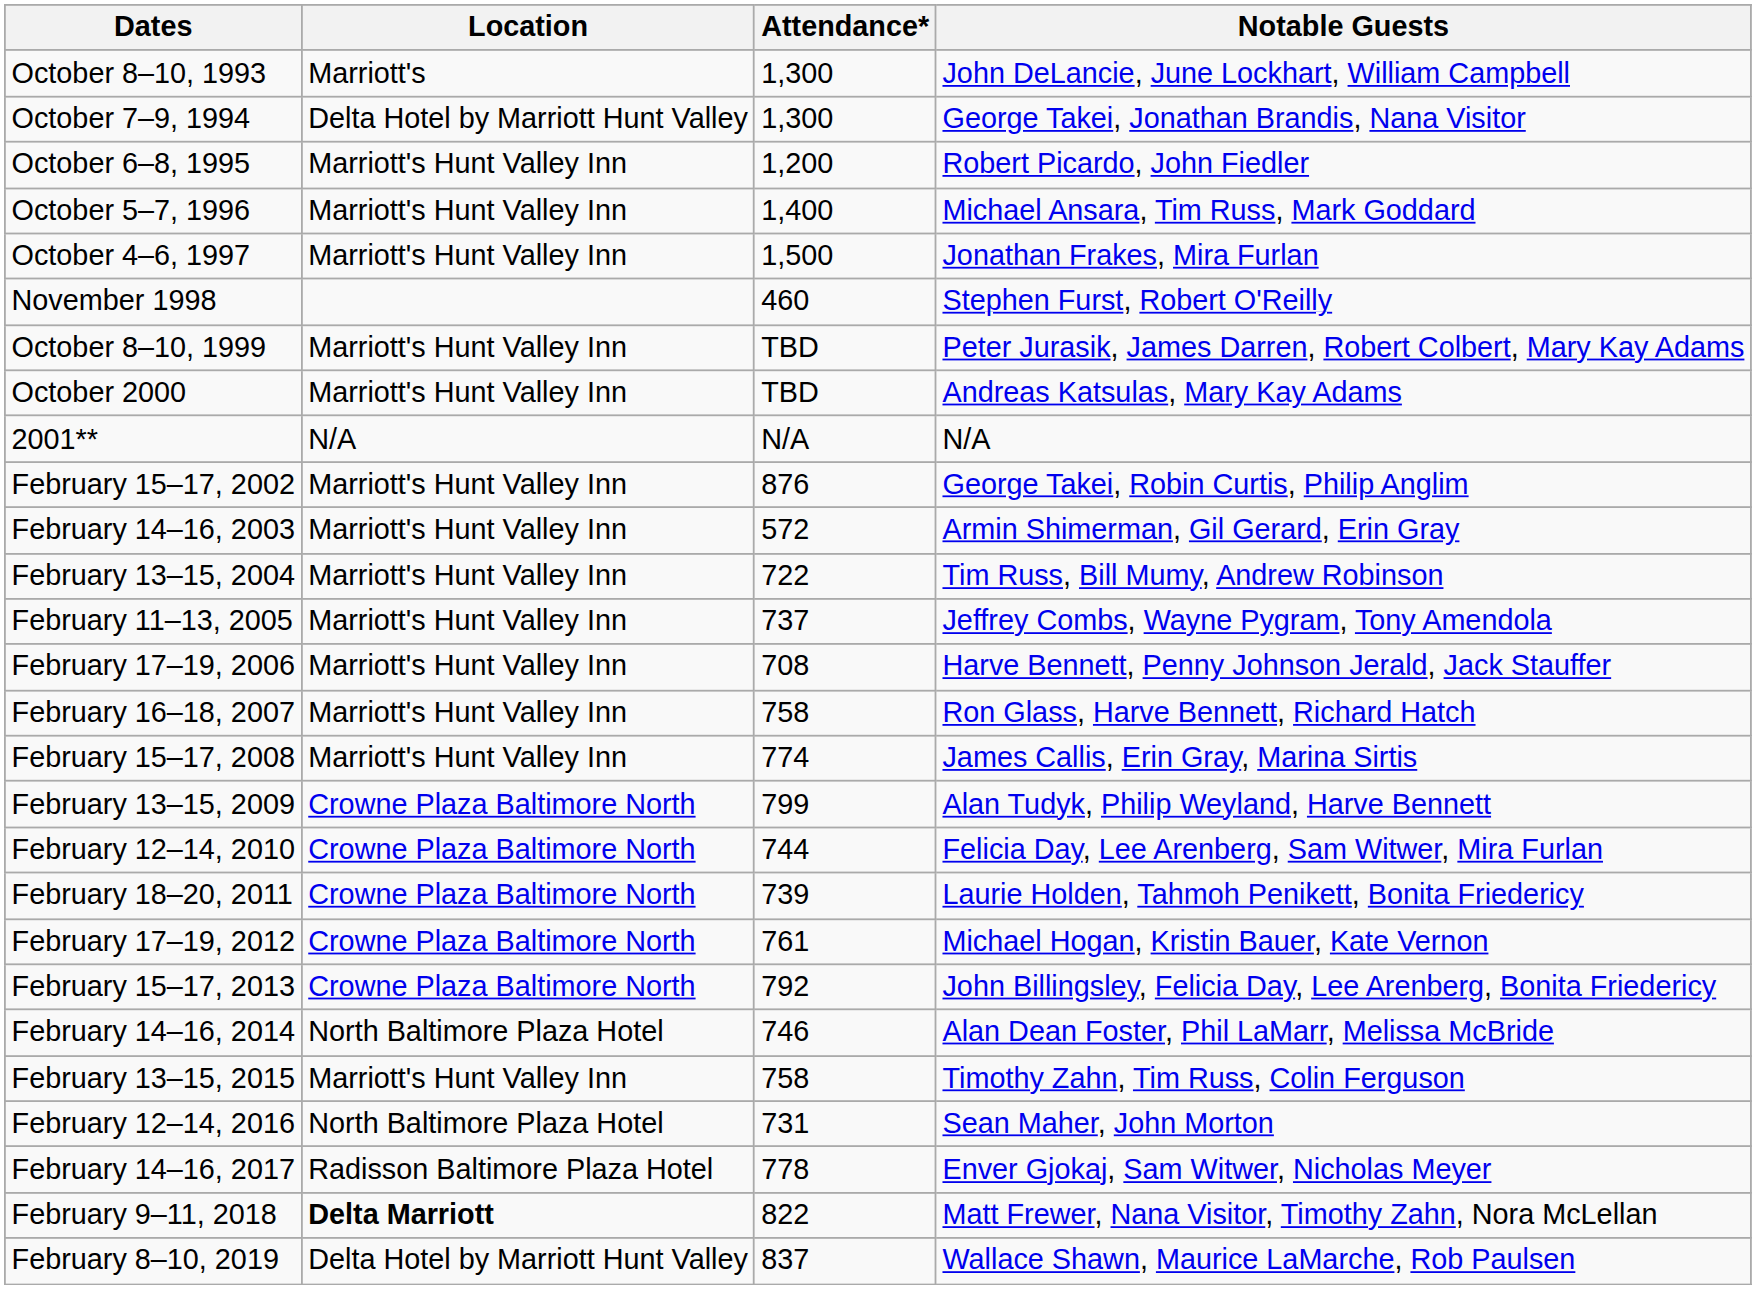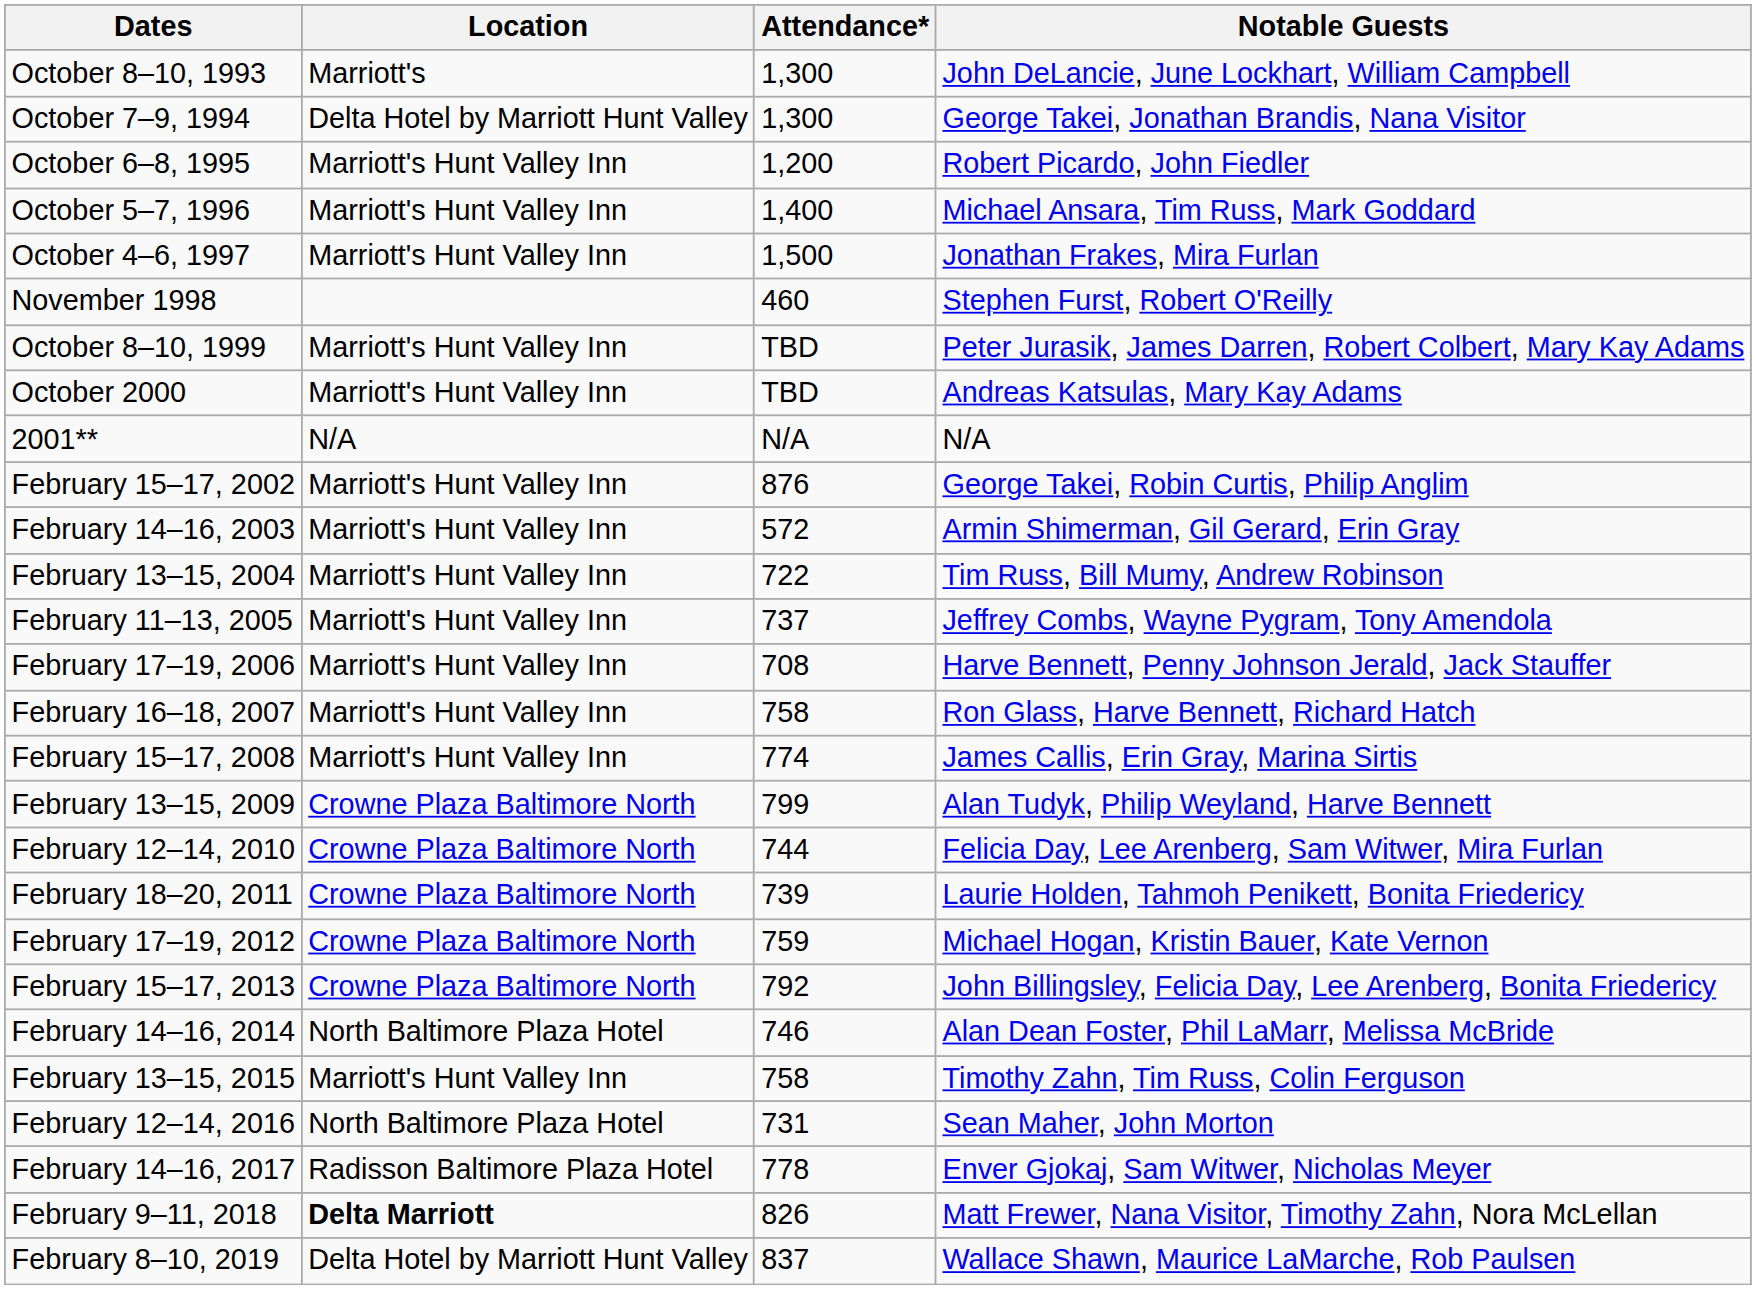(785, 940) 761 -> (785, 940) 759
(785, 1214) 822 -> (785, 1214) 826
